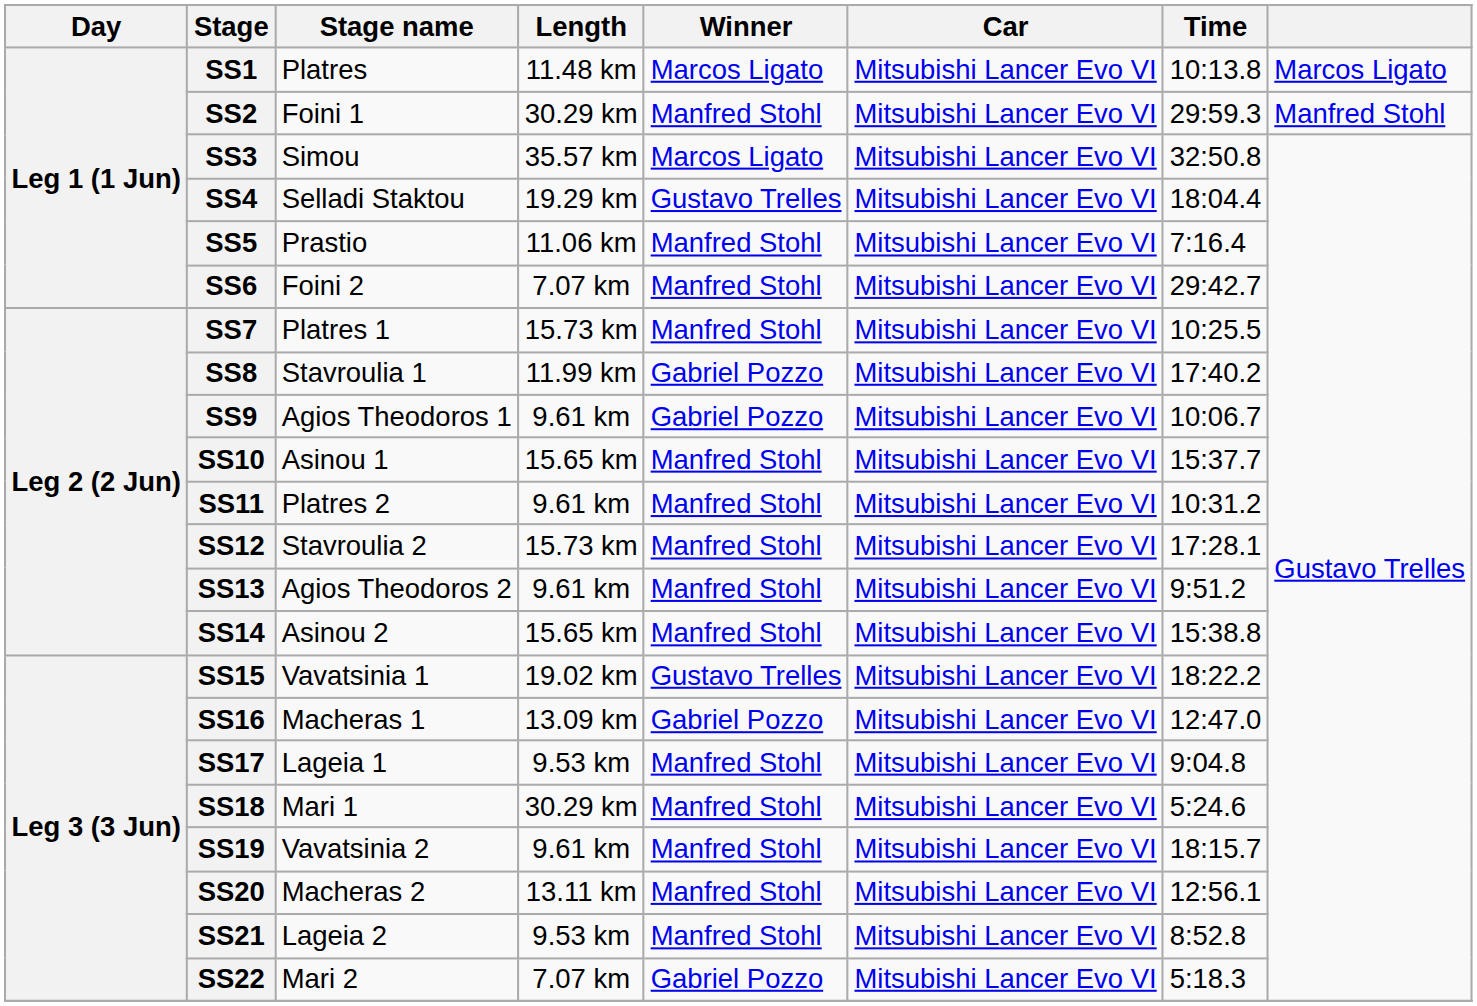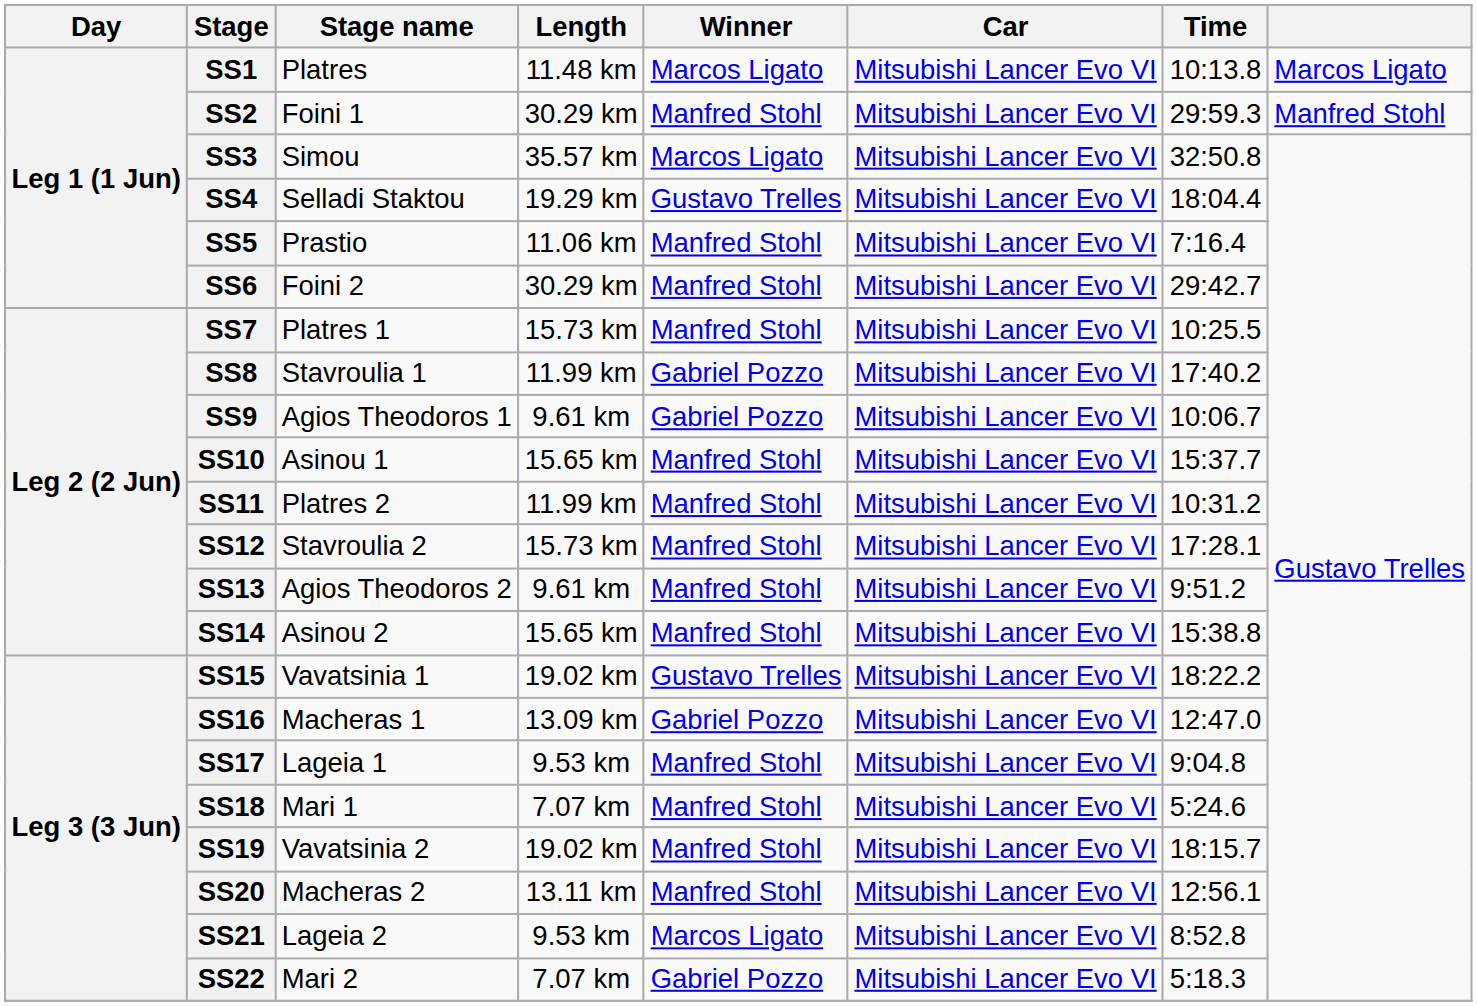(581, 286) 7.07 km -> (581, 286) 30.29 km
(581, 503) 9.61 km -> (581, 503) 11.99 km
(581, 806) 30.29 km -> (581, 806) 7.07 km
(581, 849) 9.61 km -> (581, 849) 19.02 km
(736, 936) Manfred Stohl -> (737, 936) Marcos Ligato
